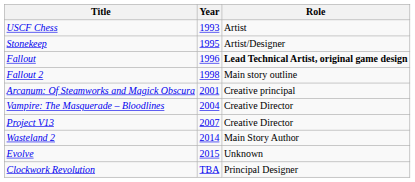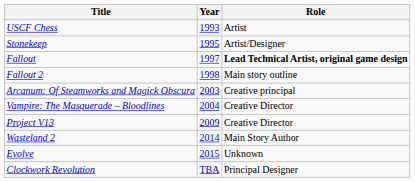(209, 59) 1996 -> (209, 59) 1997
(209, 91) 2001 -> (209, 91) 2003
(209, 122) 2007 -> (209, 122) 2009
